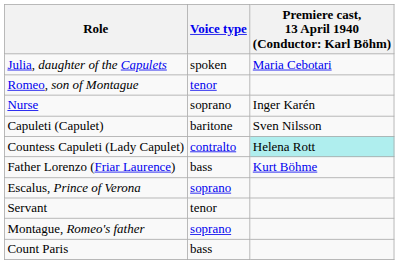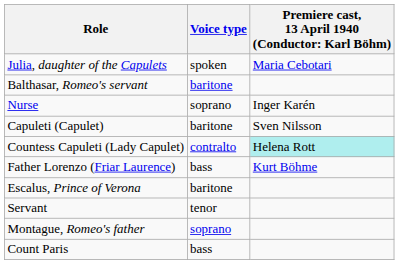- row: (73, 85)
+ row: (77, 85)
(211, 187) soprano -> (211, 187) baritone
